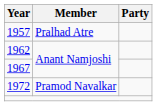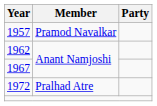(64, 31) Pralhad Atre -> (76, 31) Pramod Navalkar
(76, 86) Pramod Navalkar -> (64, 86) Pralhad Atre
